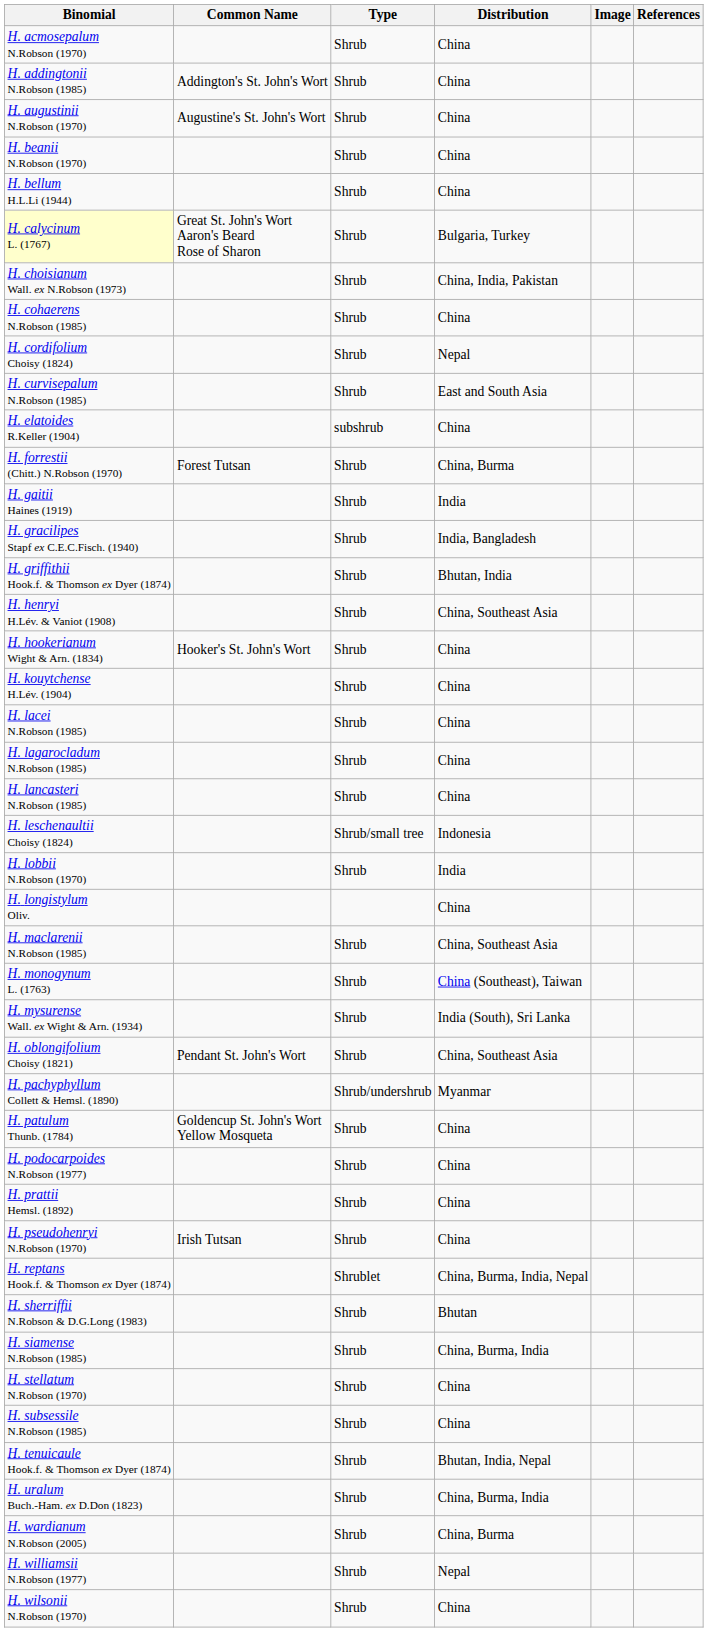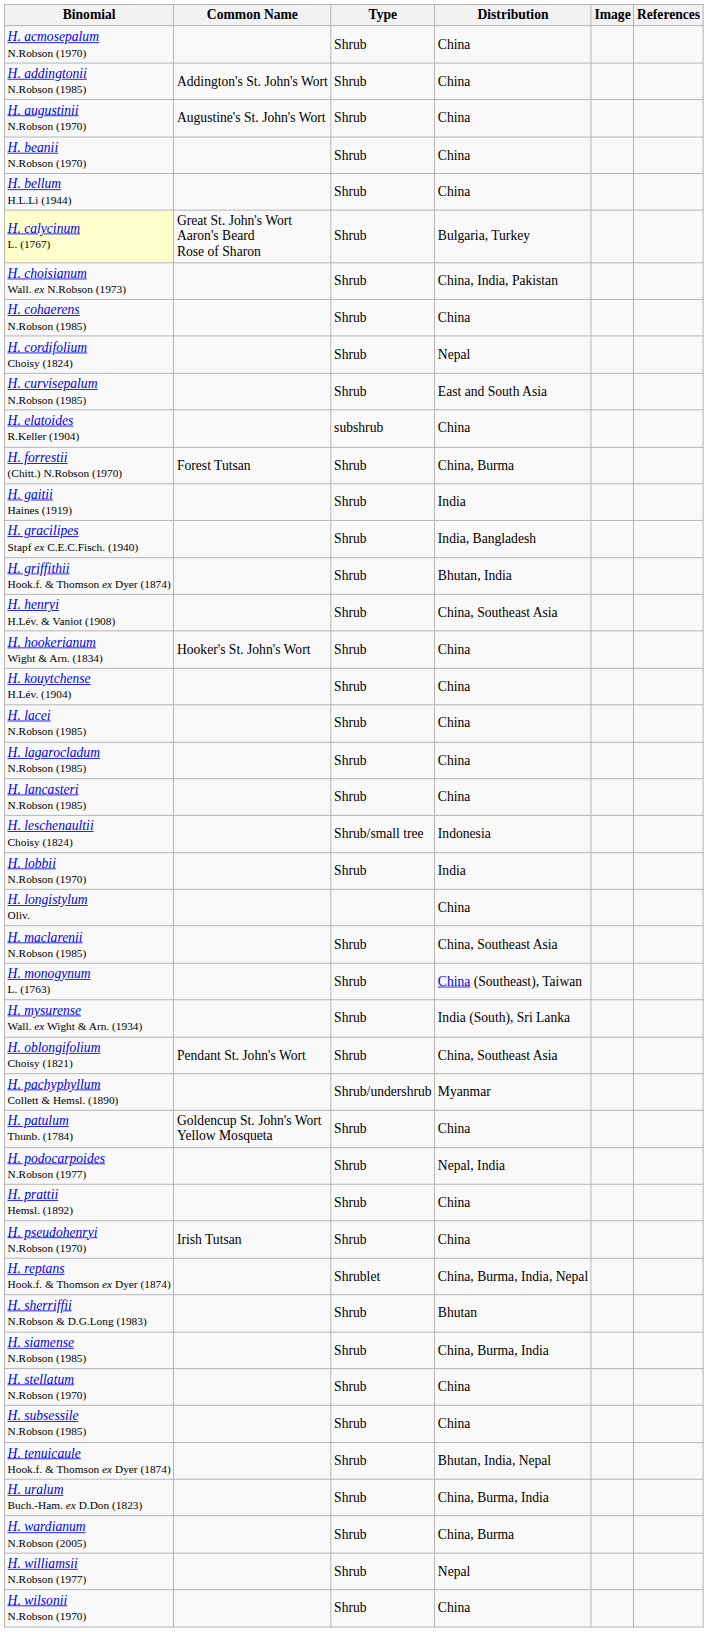(454, 1165) China -> (471, 1165) Nepal, India
